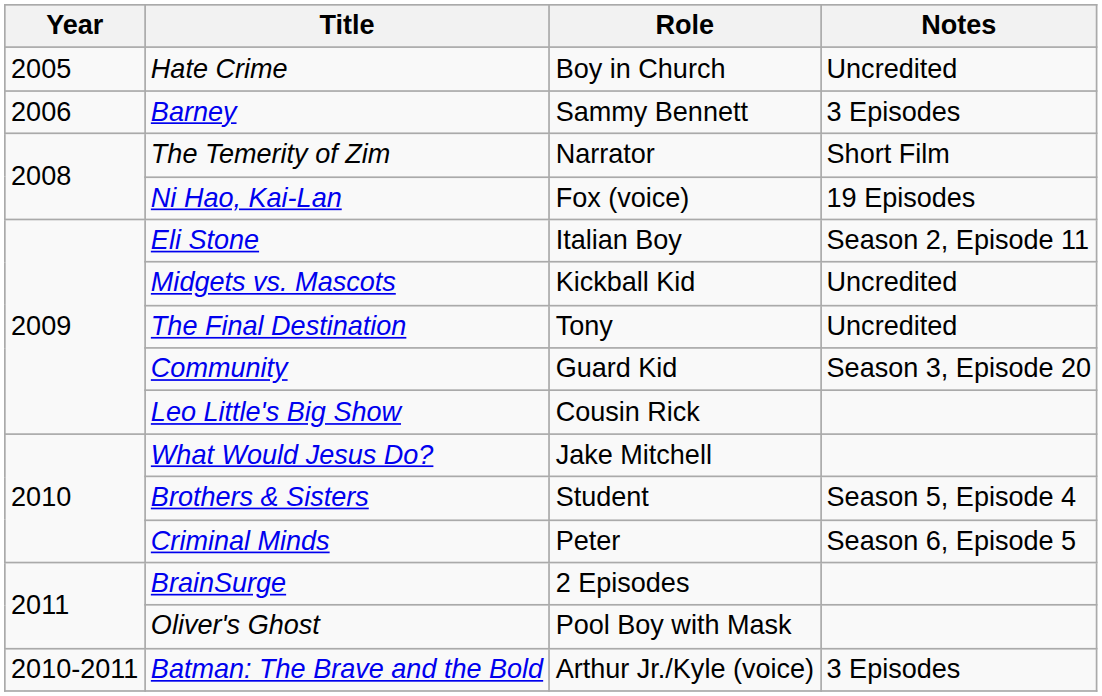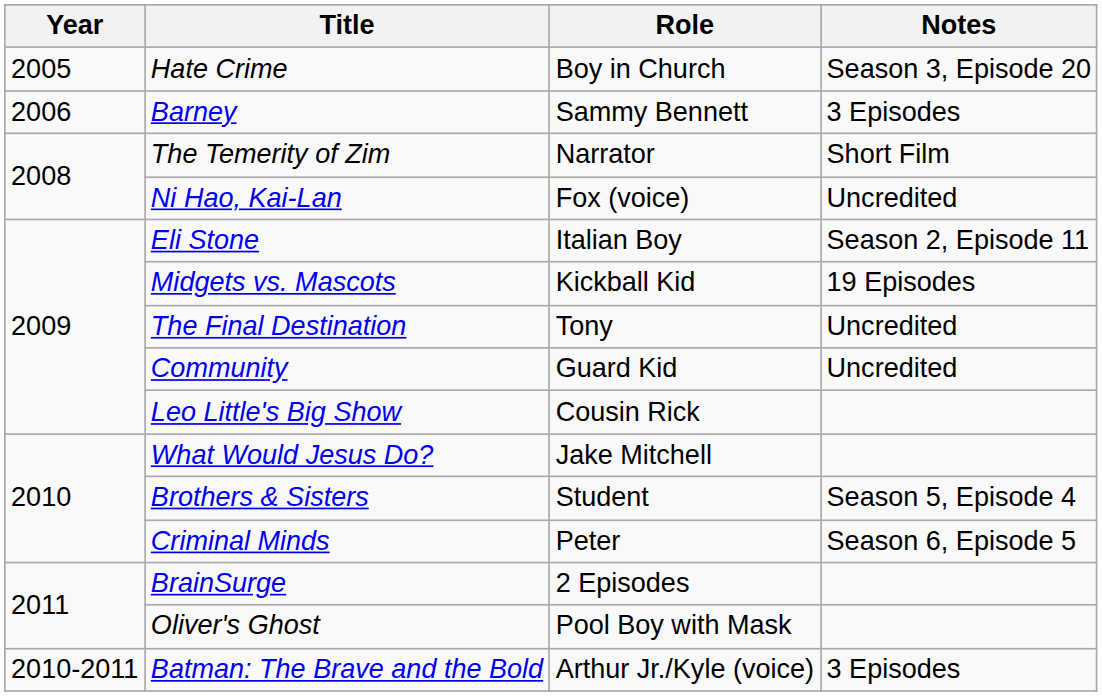(892, 68) Uncredited -> (959, 68) Season 3, Episode 20
(901, 197) 19 Episodes -> (892, 197) Uncredited
(892, 283) Uncredited -> (901, 283) 19 Episodes
(959, 369) Season 3, Episode 20 -> (892, 369) Uncredited
